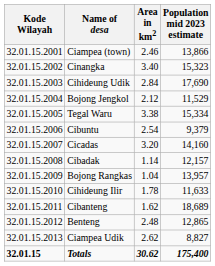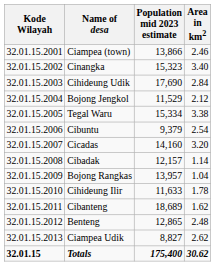columns swapped: (147, 24) <-> (186, 24)
